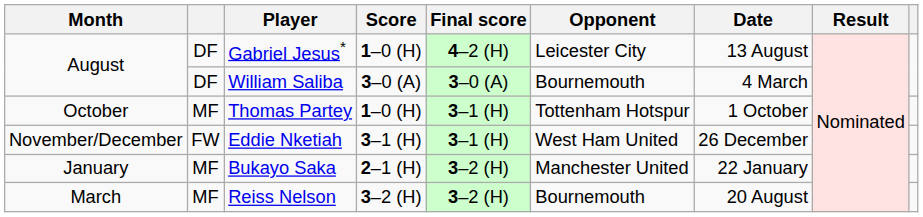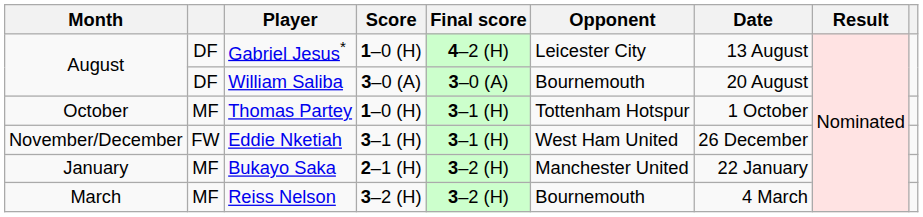(775, 82) 4 March -> (767, 82) 20 August
(767, 198) 20 August -> (775, 198) 4 March
